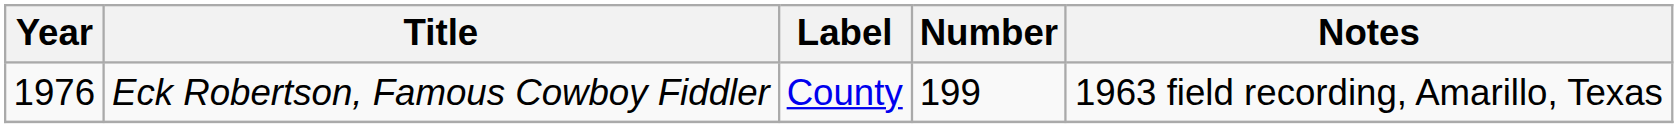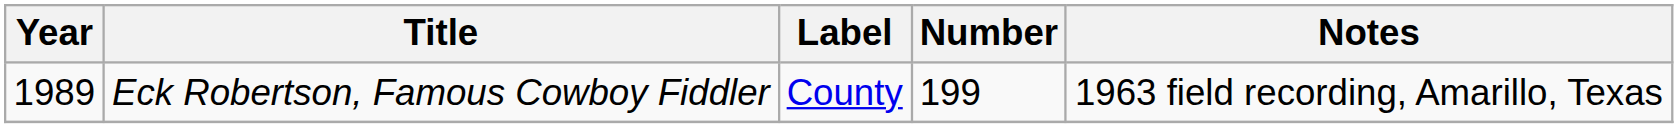(54, 91) 1976 -> (54, 91) 1989
